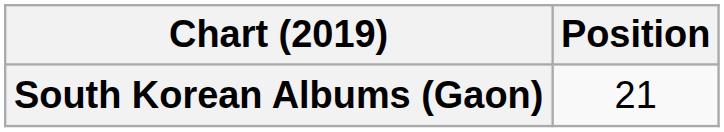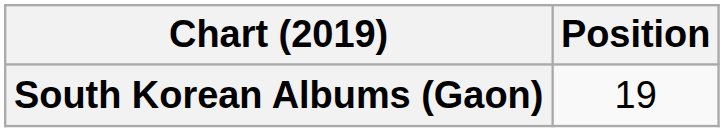(636, 94) 21 -> (636, 94) 19
